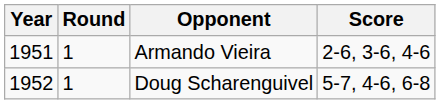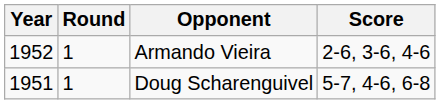(31, 51) 1951 -> (31, 51) 1952
(31, 83) 1952 -> (31, 83) 1951
